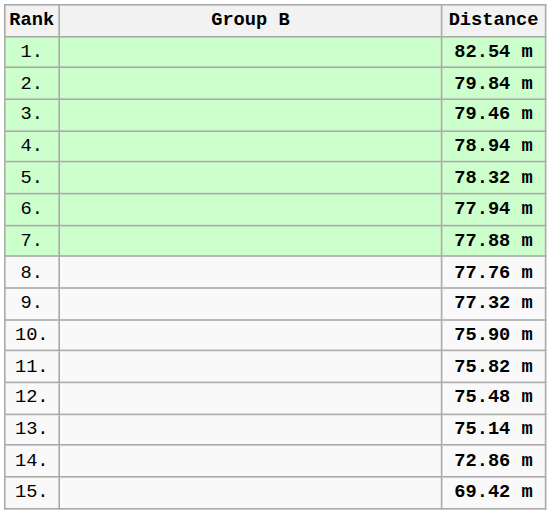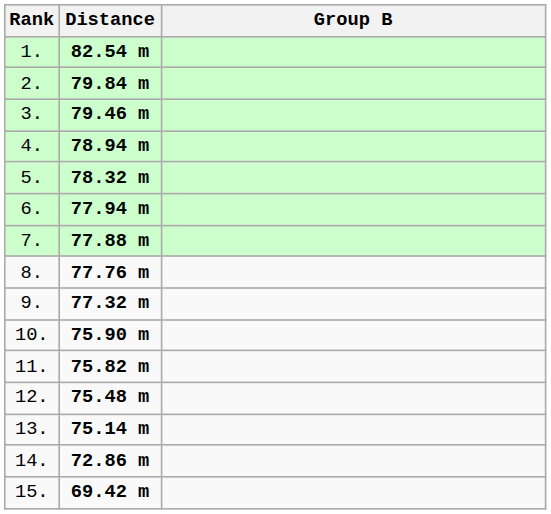columns swapped: (250, 20) <-> (494, 20)
